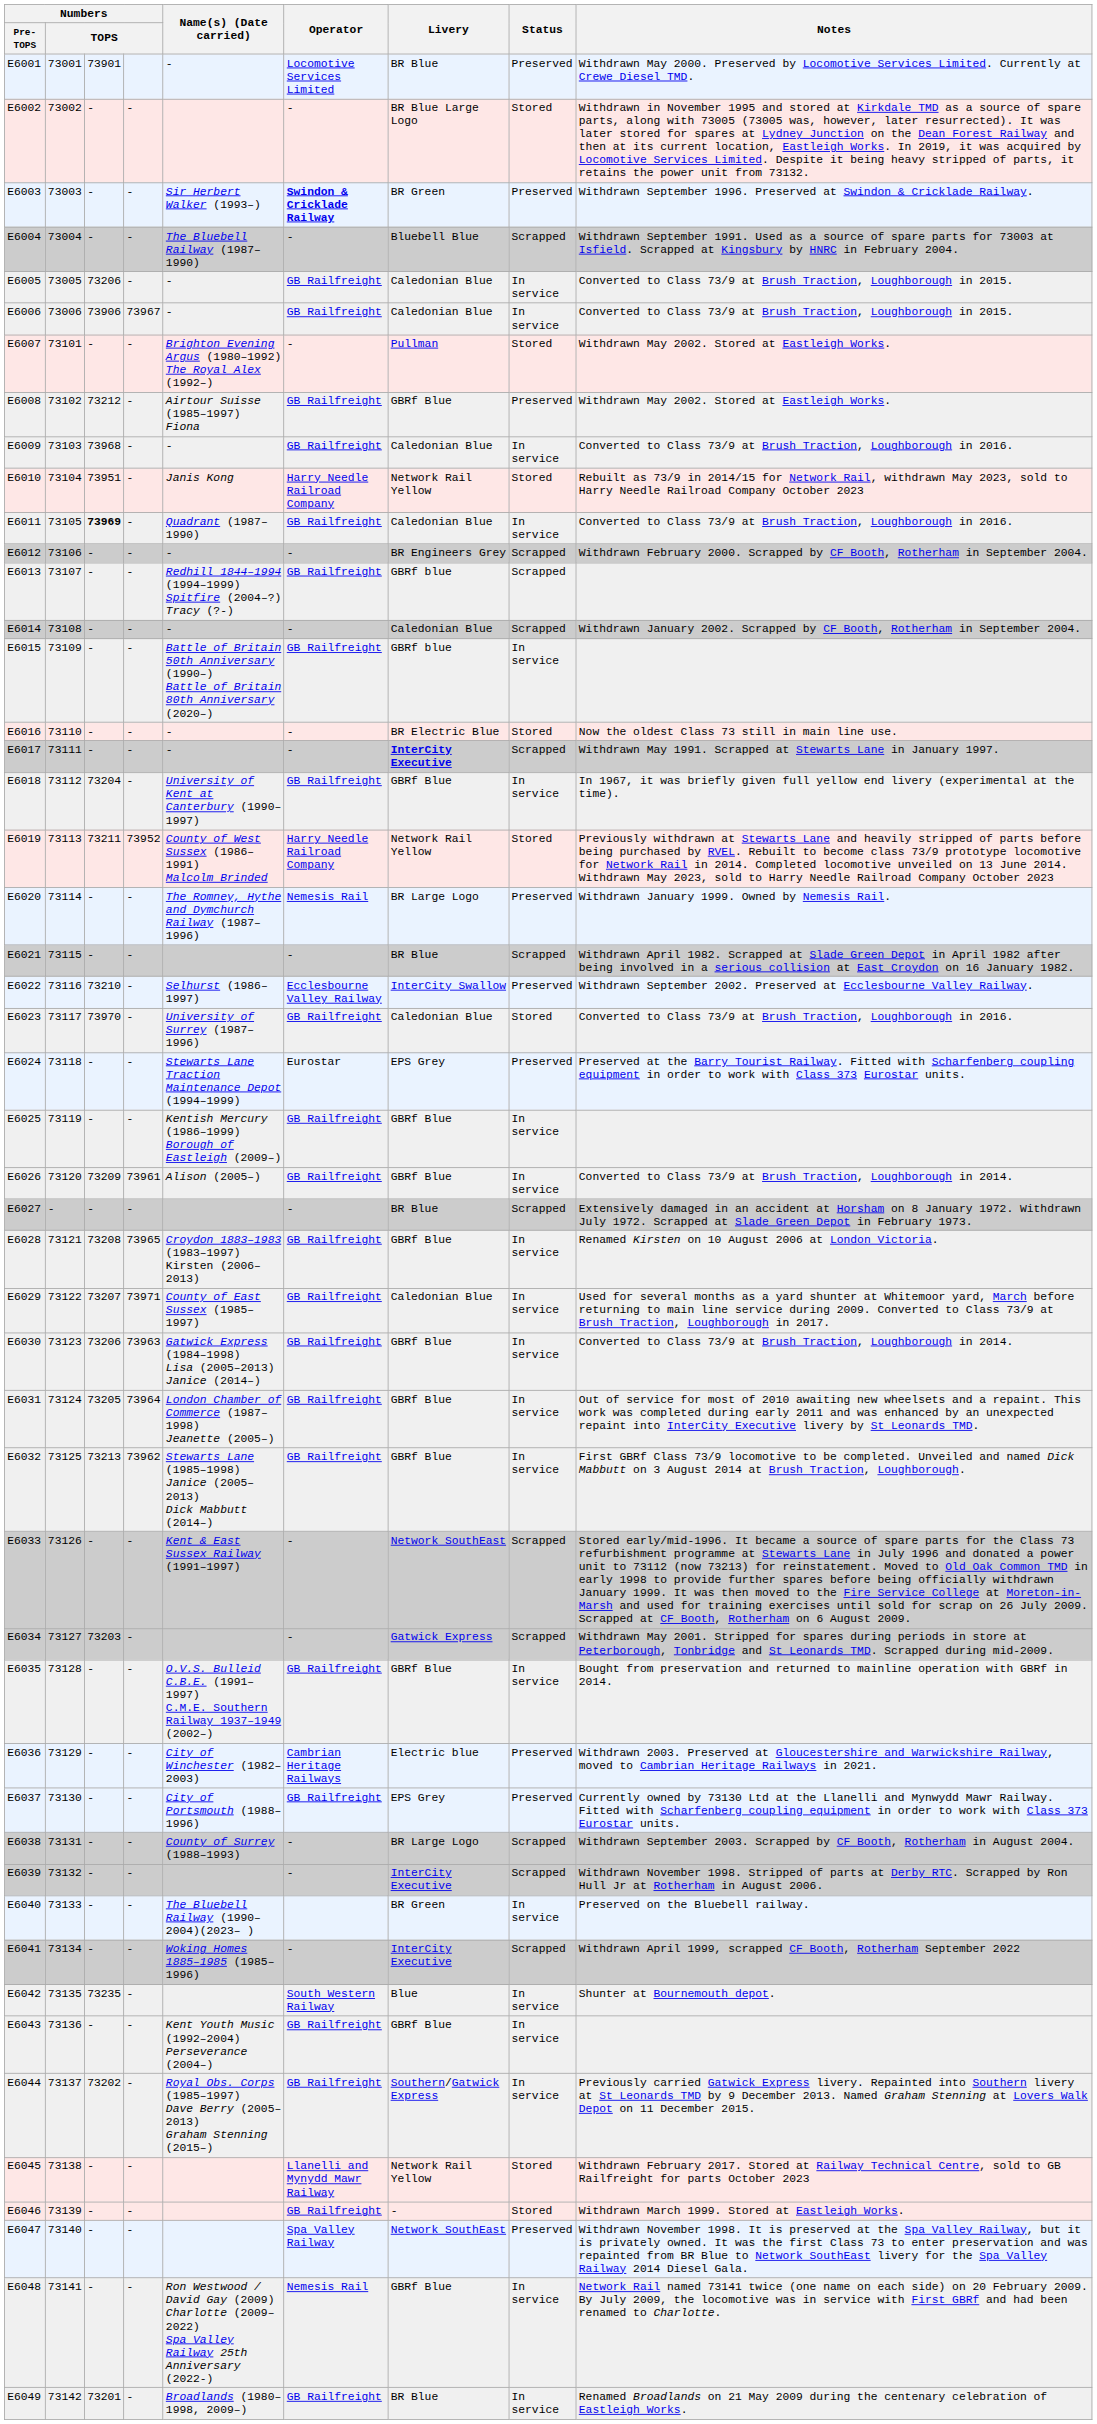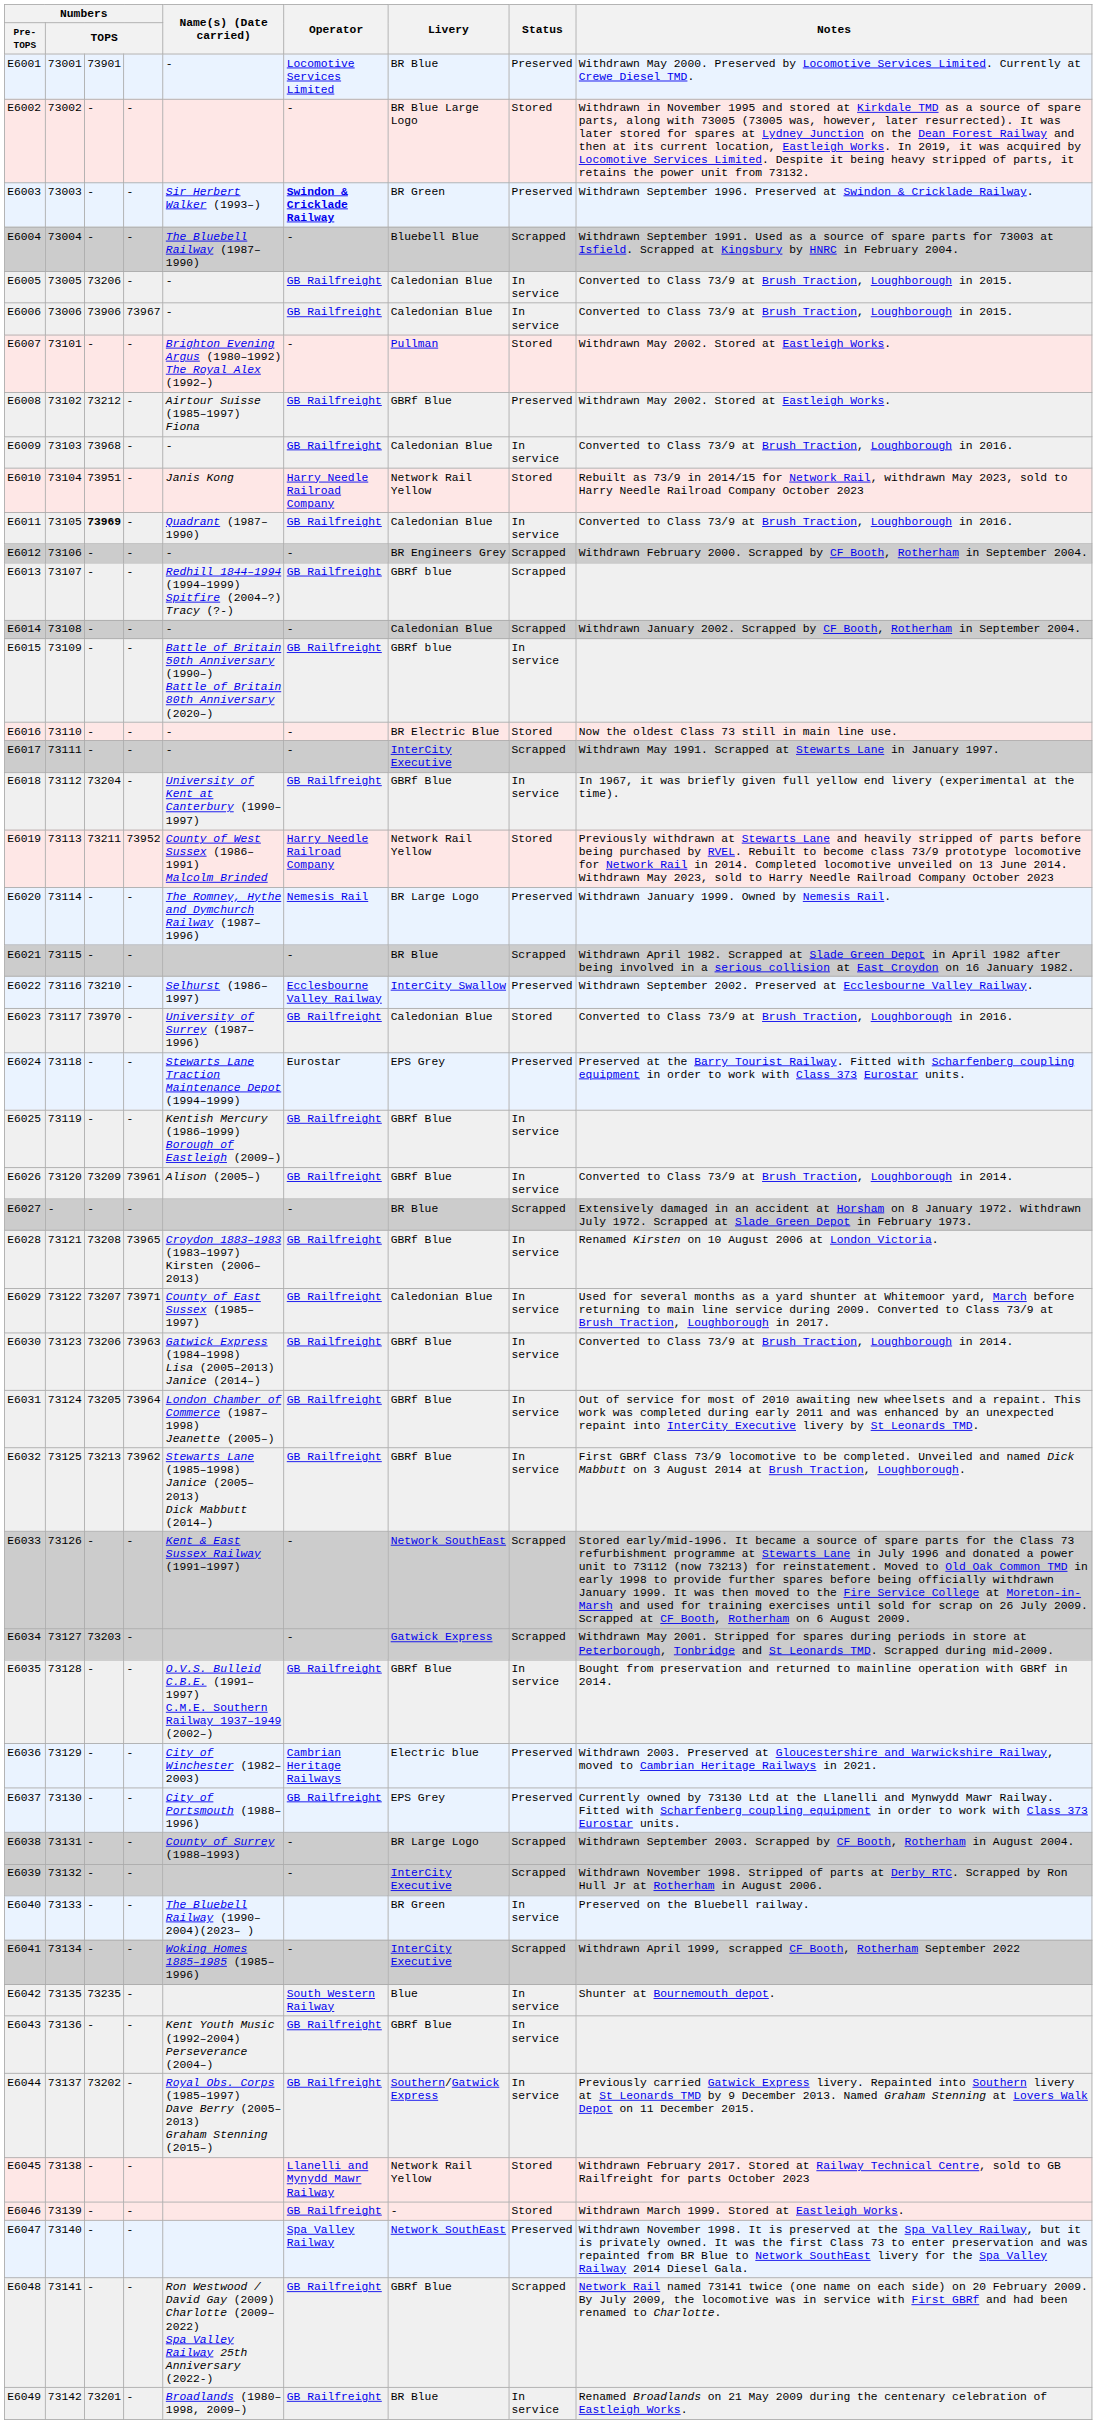(421, 757) bold -> (421, 757) normal
(328, 2287) Nemesis Rail -> (334, 2287) GB Railfreight
(535, 2294) In service -> (539, 2287) Scrapped
